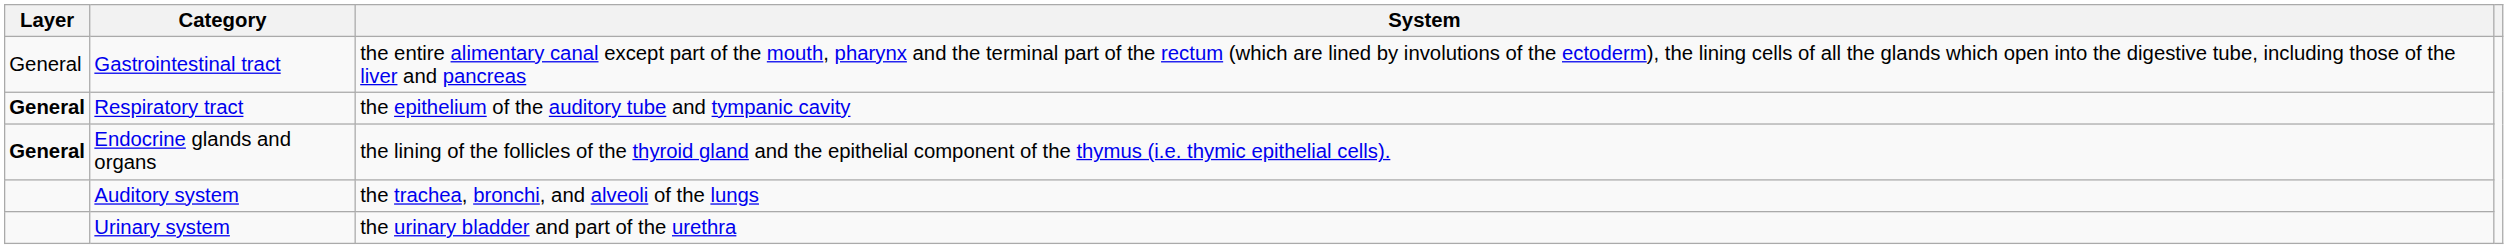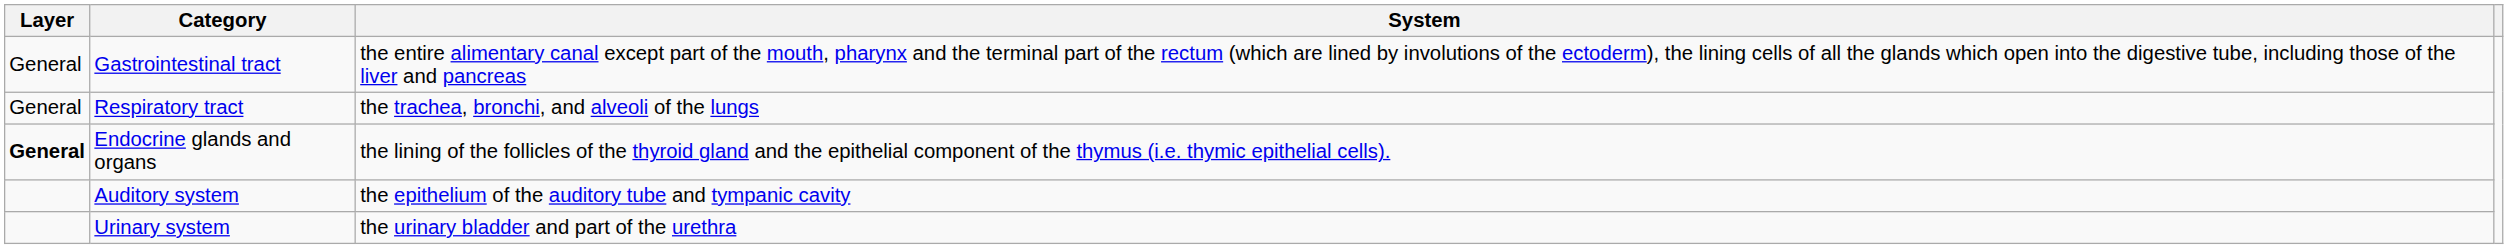(47, 107) bold -> (45, 107) normal
(605, 107) the epithelium of the auditory tube and tympanic cavity -> (560, 107) the trachea, bronchi, and alveoli of the lungs
(560, 195) the trachea, bronchi, and alveoli of the lungs -> (605, 195) the epithelium of the auditory tube and tympanic cavity
